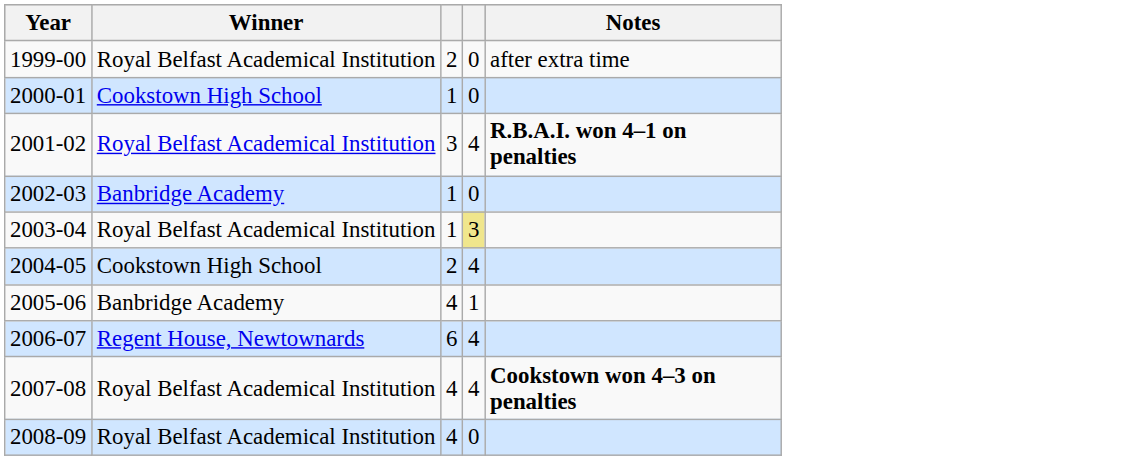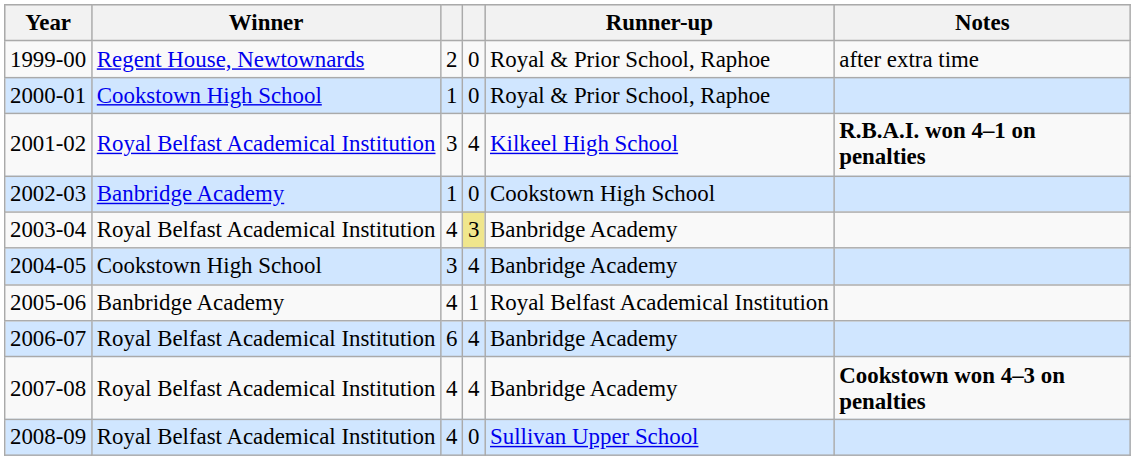+ column: (659, 22)
(266, 58) Royal Belfast Academical Institution -> (231, 58) Regent House, Newtownards
(452, 229) 1 -> (452, 229) 4
(452, 266) 2 -> (452, 266) 3
(231, 338) Regent House, Newtownards -> (266, 338) Royal Belfast Academical Institution
